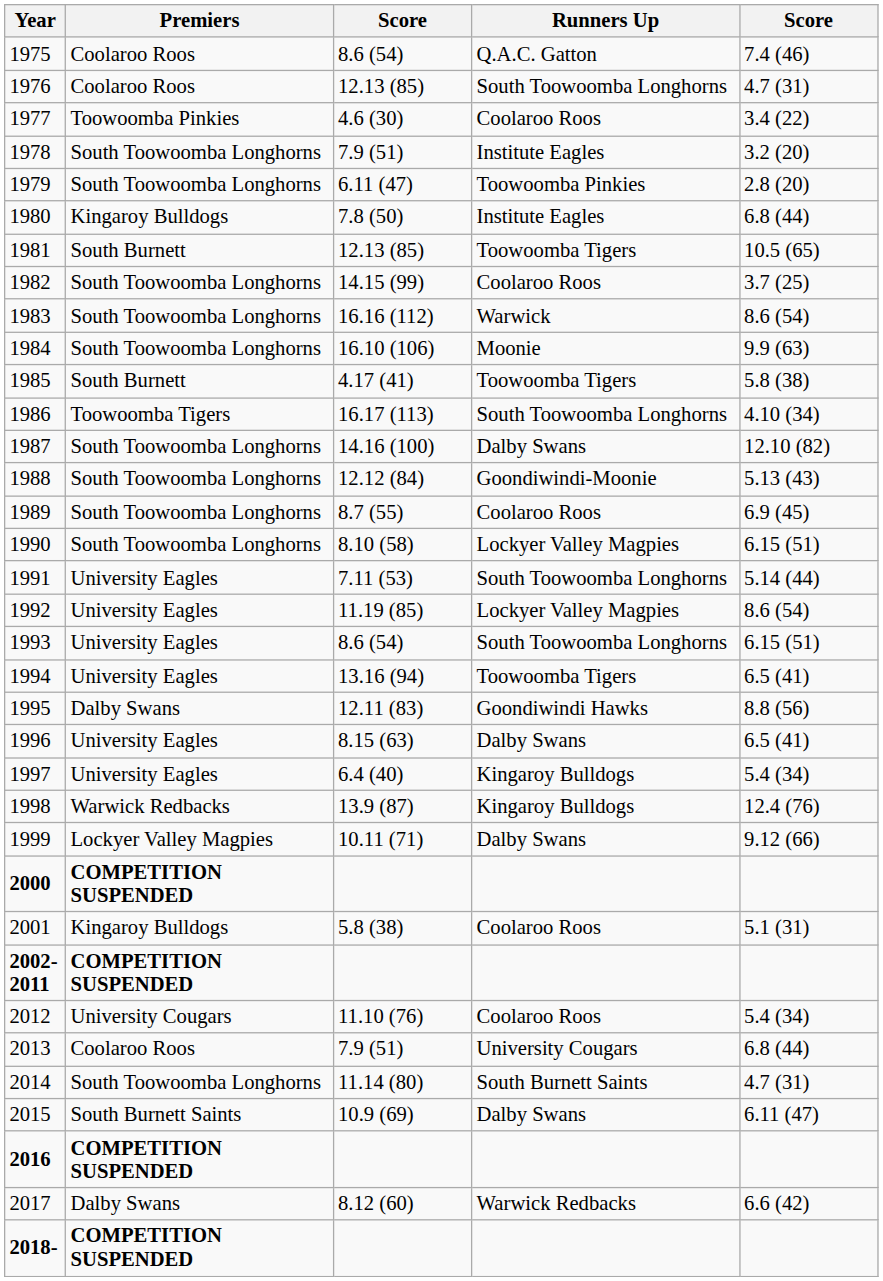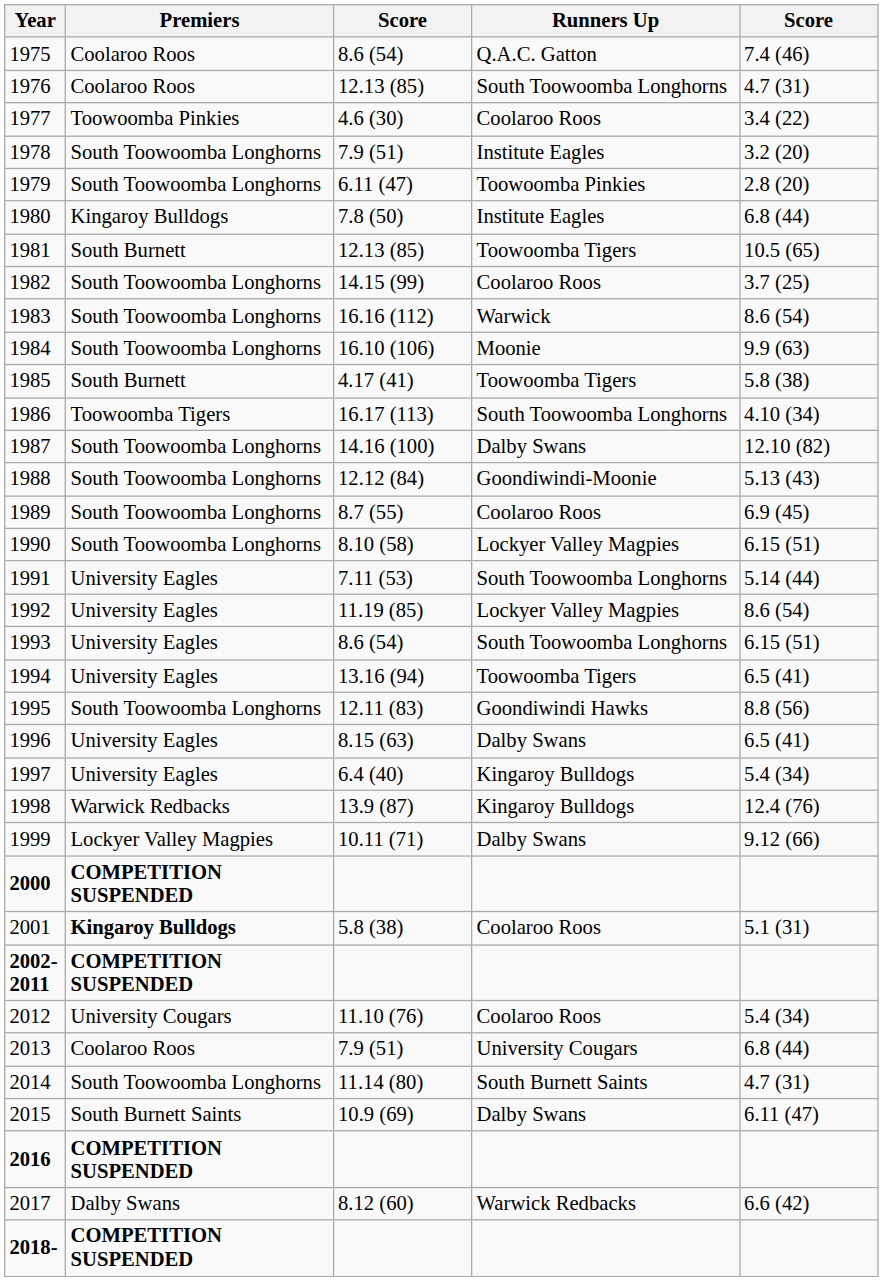(125, 708) Dalby Swans -> (196, 708) South Toowoomba Longhorns
(149, 927) normal -> (153, 927) bold
